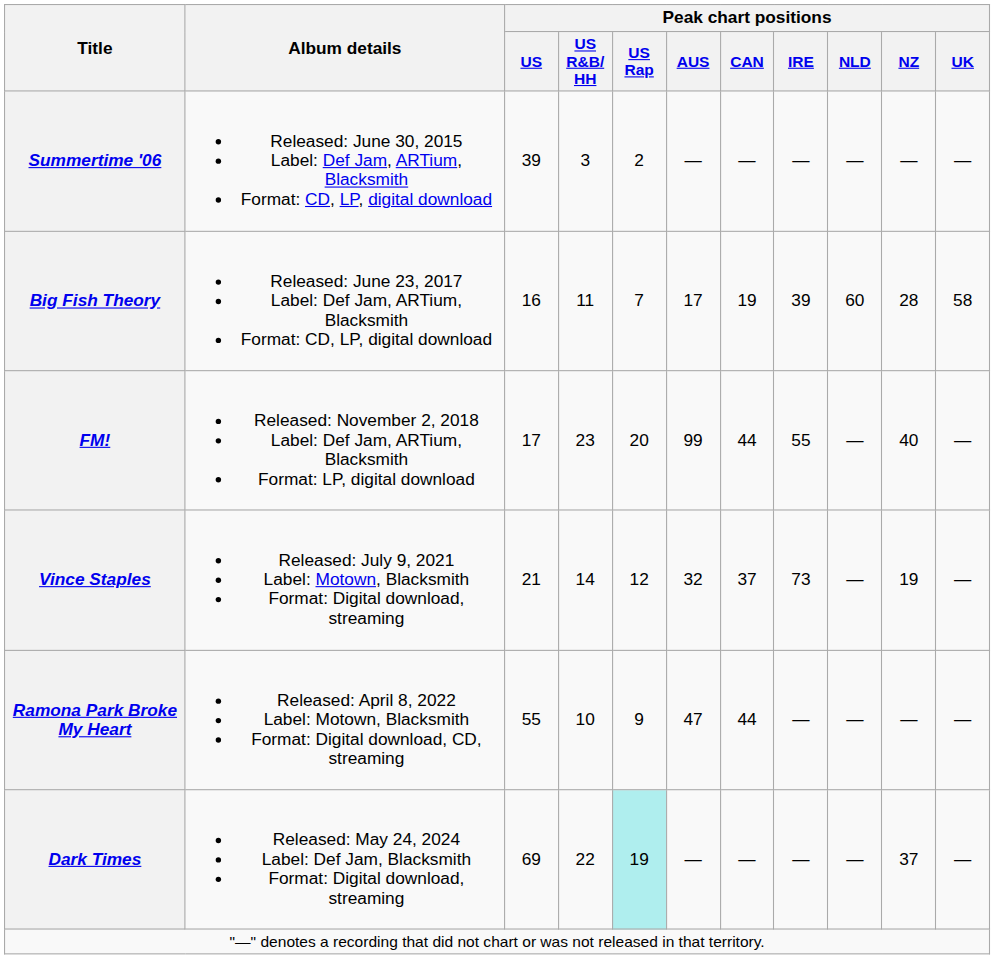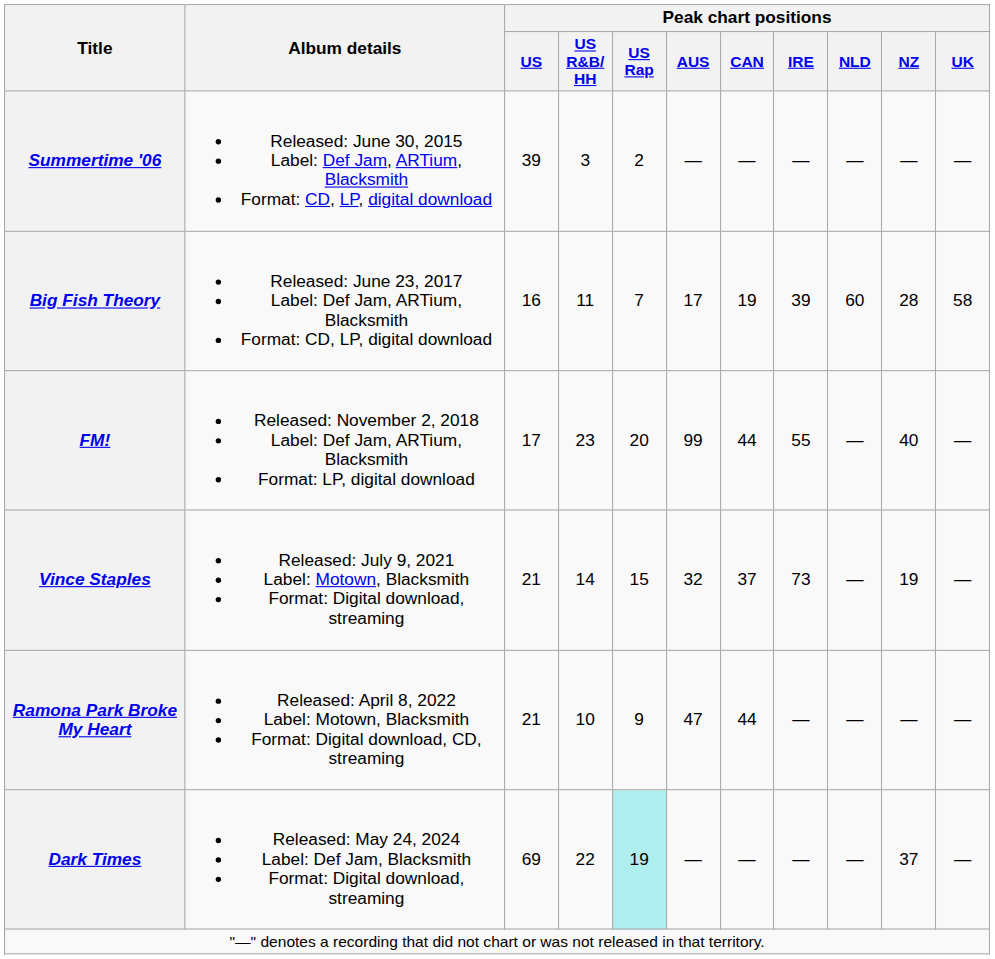(639, 580) 12 -> (639, 580) 15
(531, 719) 55 -> (531, 719) 21
